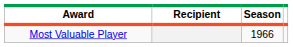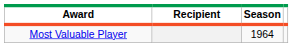(262, 34) 1966 -> (262, 34) 1964
